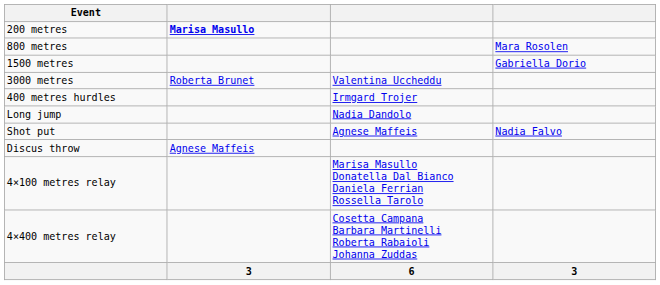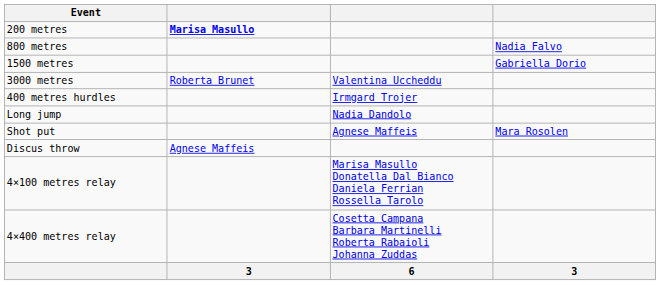(532, 46) Mara Rosolen -> (529, 46) Nadia Falvo
(529, 131) Nadia Falvo -> (532, 131) Mara Rosolen
